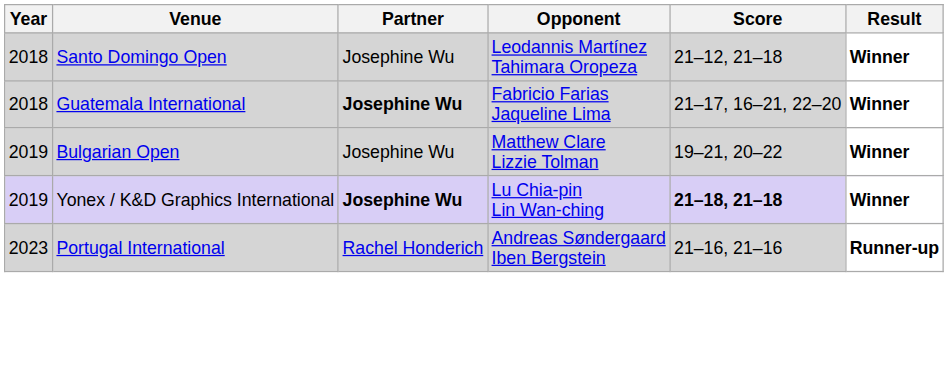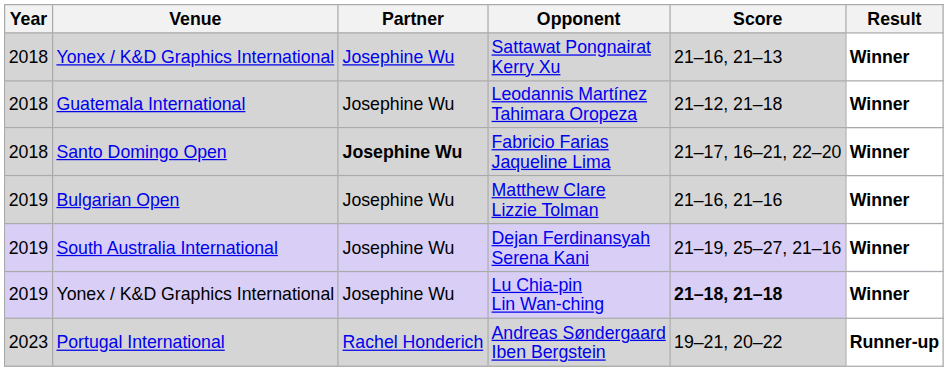+ row: (571, 57)
(142, 57) Santo Domingo Open -> (151, 104) Guatemala International
(151, 104) Guatemala International -> (142, 152) Santo Domingo Open
(728, 152) 19–21, 20–22 -> (728, 200) 21–16, 21–16
+ row: (571, 247)
(402, 200) bold -> (398, 295) normal
(728, 247) 21–16, 21–16 -> (728, 343) 19–21, 20–22
